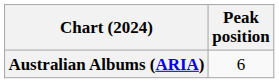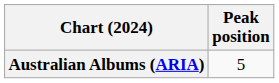(241, 63) 6 -> (241, 63) 5
